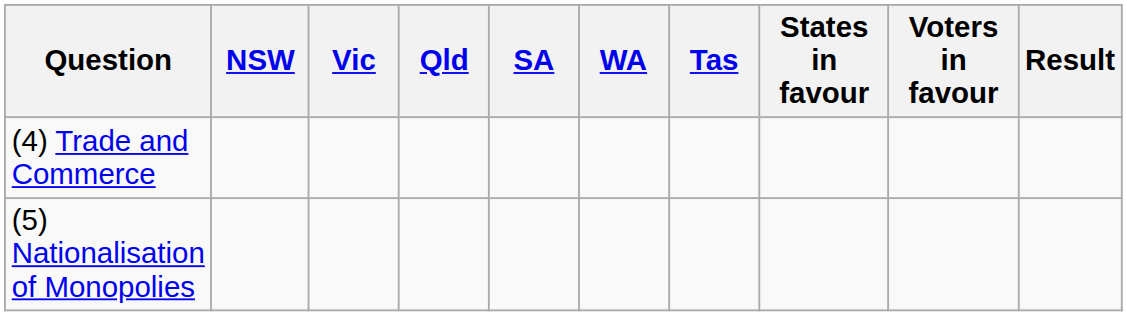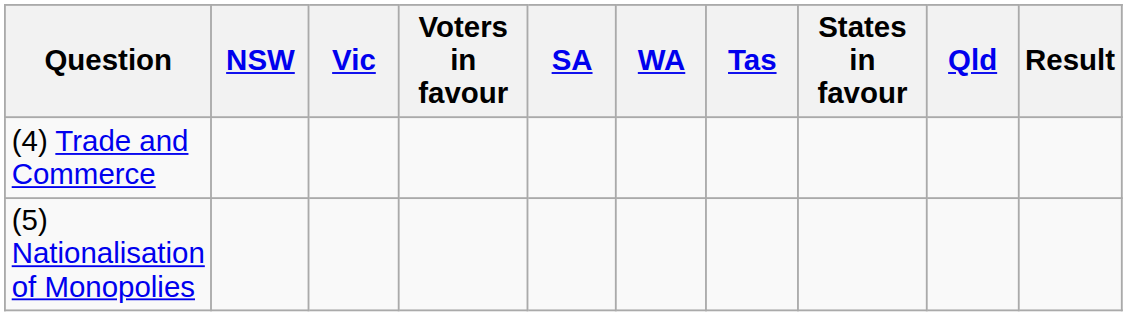columns swapped: (444, 60) <-> (954, 60)
